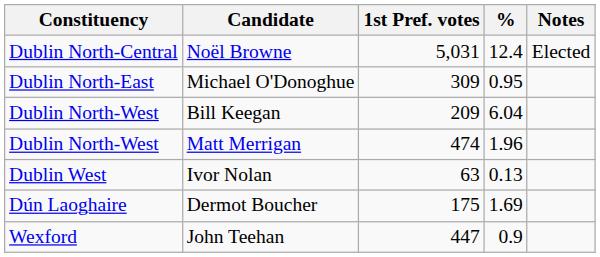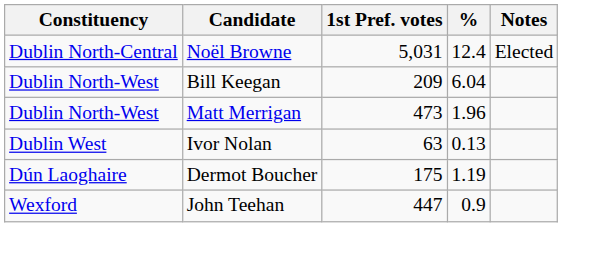- row: (271, 81)
(465, 143) 474 -> (428, 112) 473
(506, 205) 1.69 -> (469, 174) 1.19
